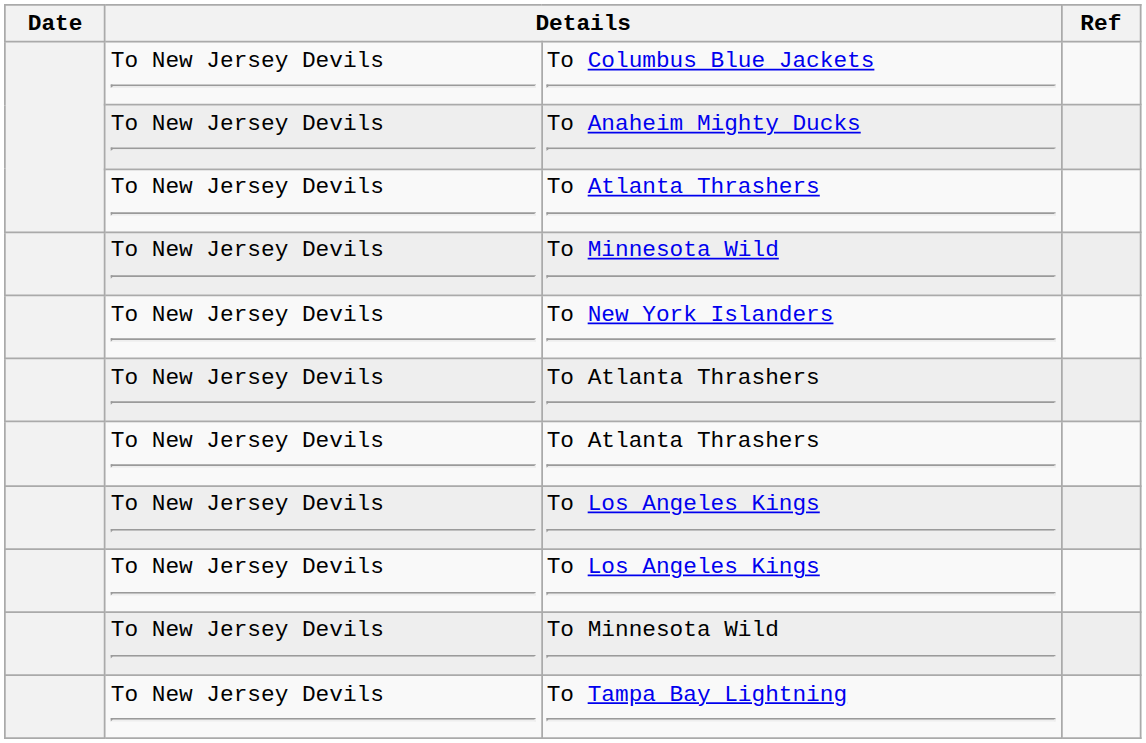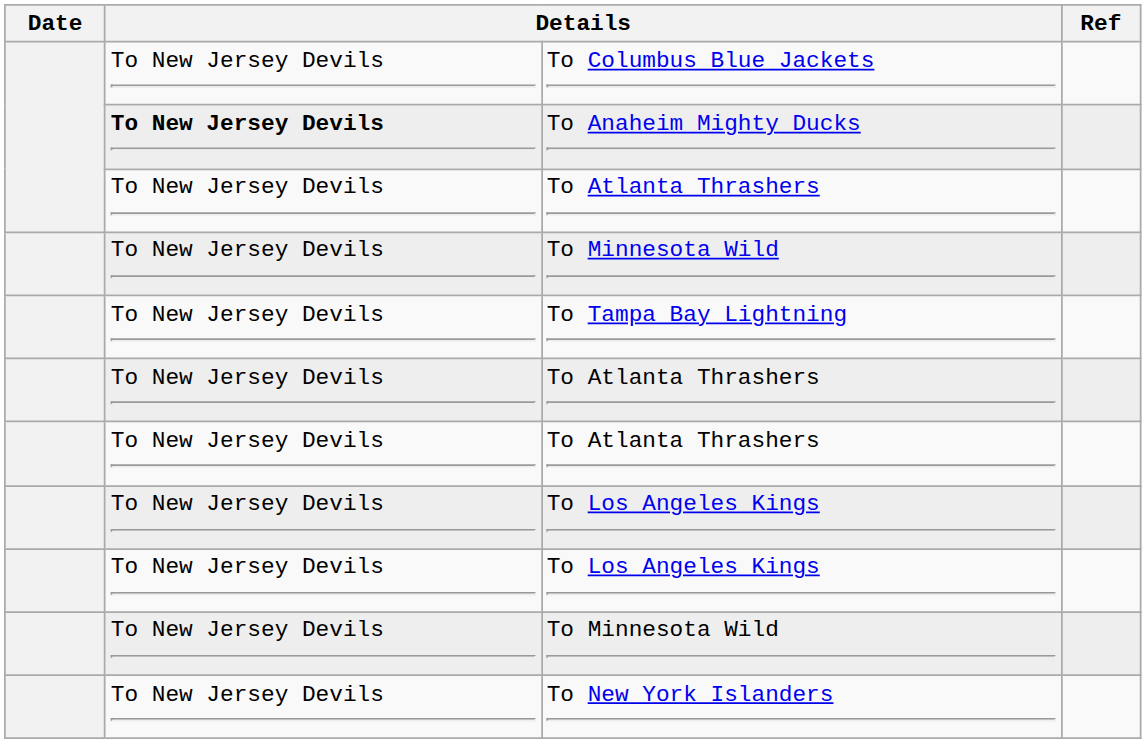(323, 131) normal -> (323, 131) bold
rows swapped: (55, 707) <-> (55, 327)
